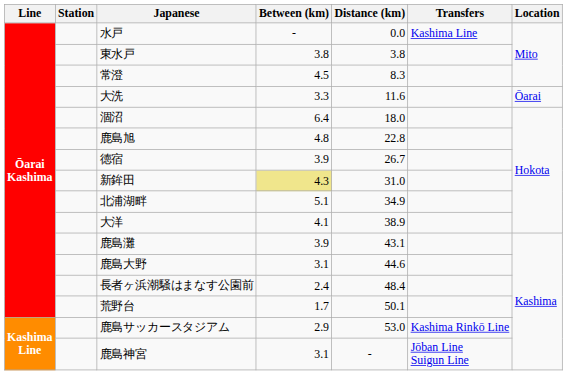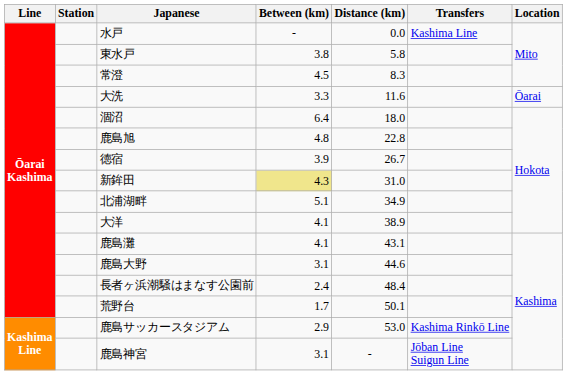(398, 54) 3.8 -> (398, 54) 5.8
(322, 243) 3.9 -> (322, 243) 4.1
